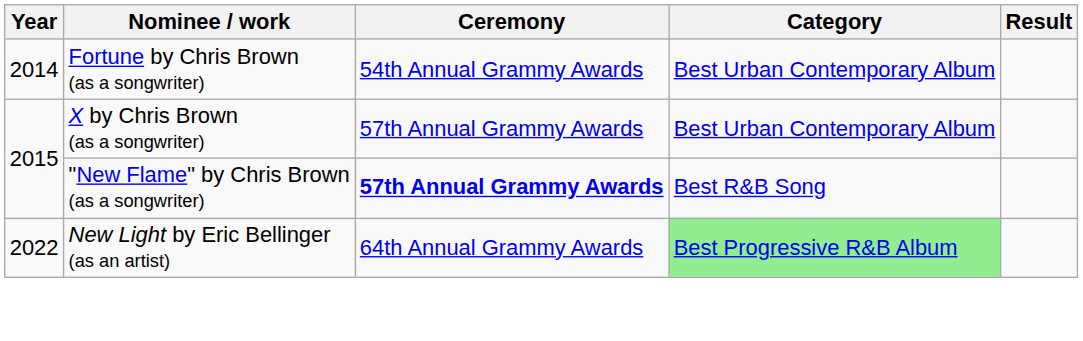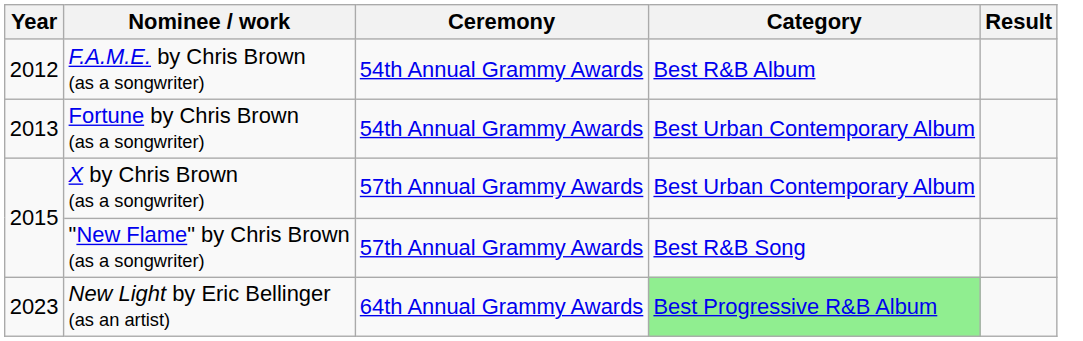+ row: (187, 68)
(34, 68) 2014 -> (34, 128) 2013
(512, 187) bold -> (502, 247) normal
(34, 247) 2022 -> (34, 306) 2023
